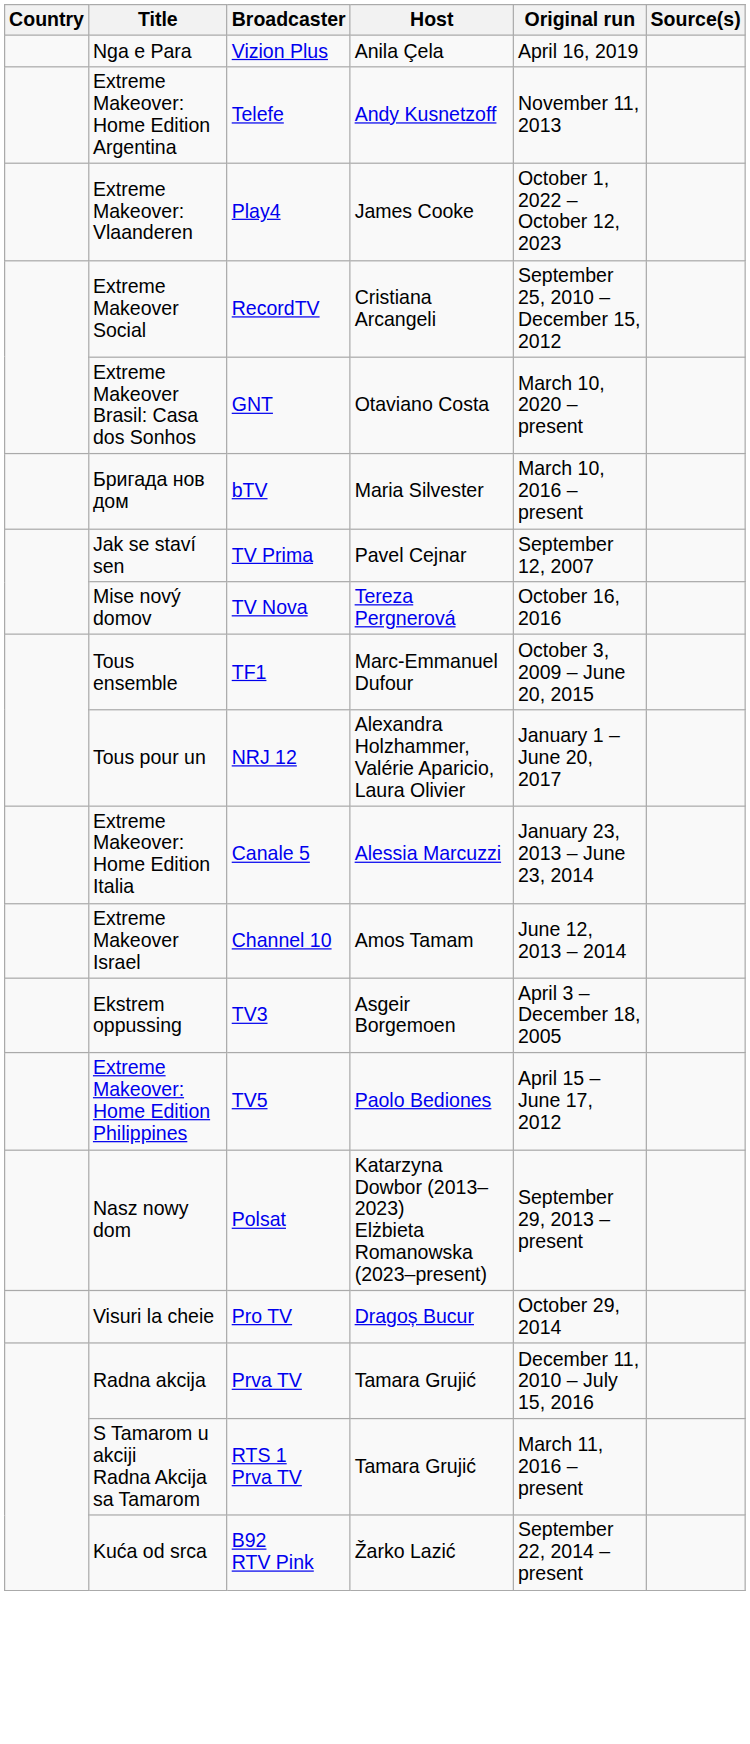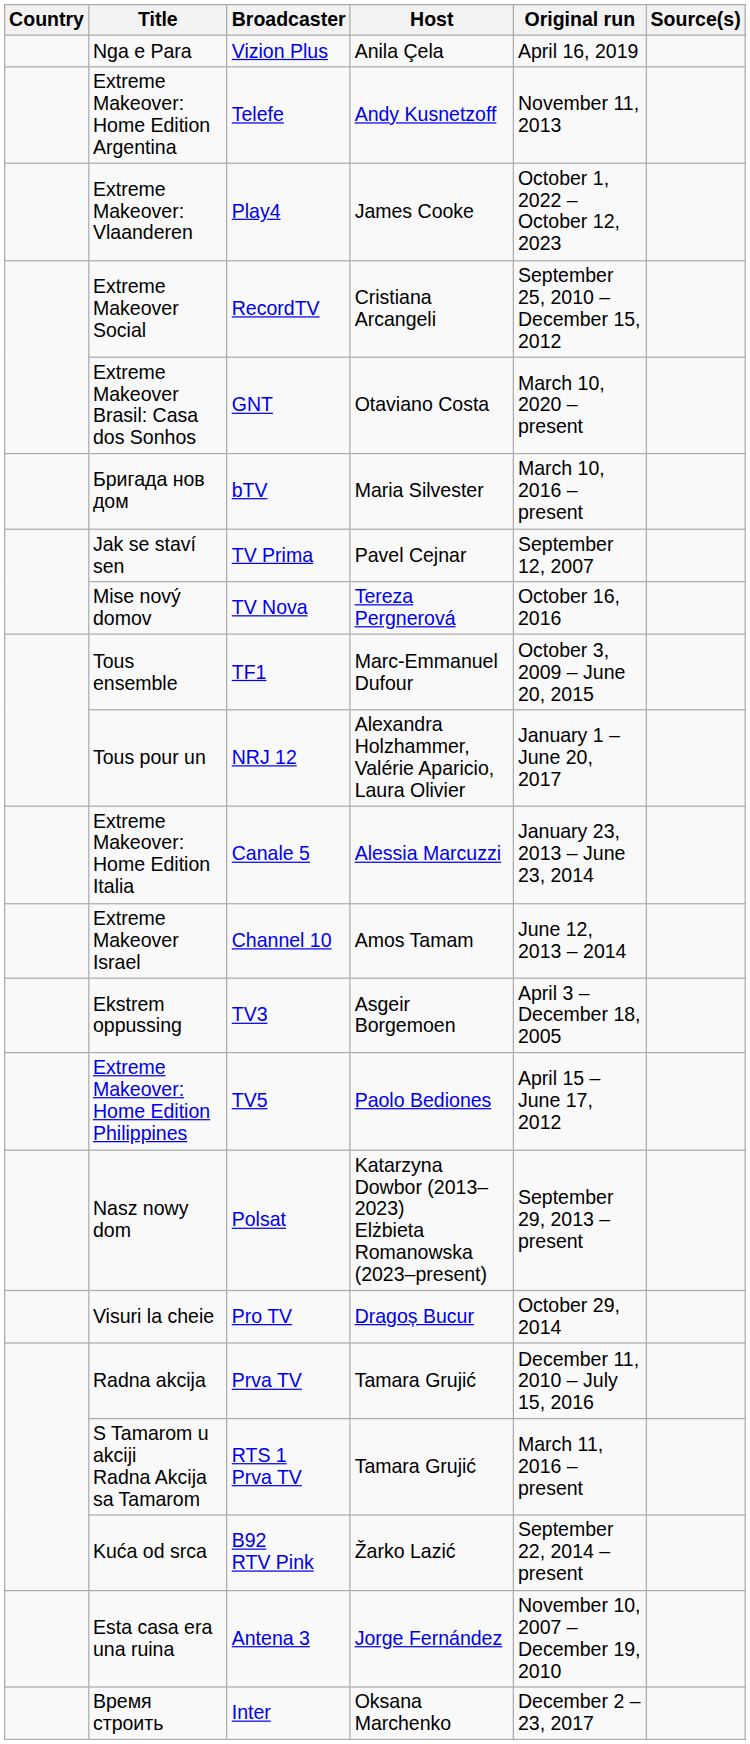+ row: (153, 1638)
+ row: (128, 1713)
